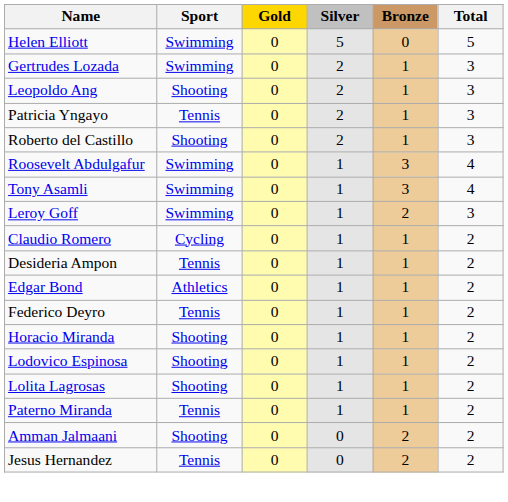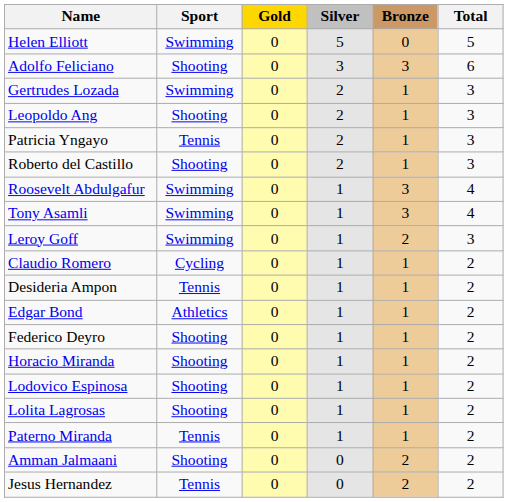+ row: (61, 66)
(200, 312) Tennis -> (200, 336) Shooting
